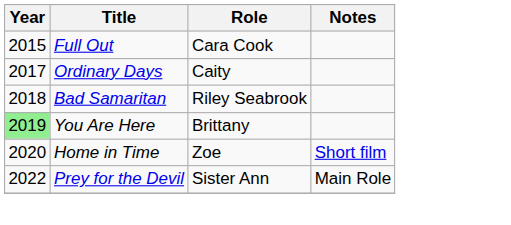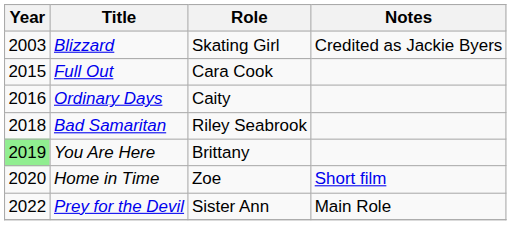+ row: (84, 44)
(27, 71) 2017 -> (27, 98) 2016
